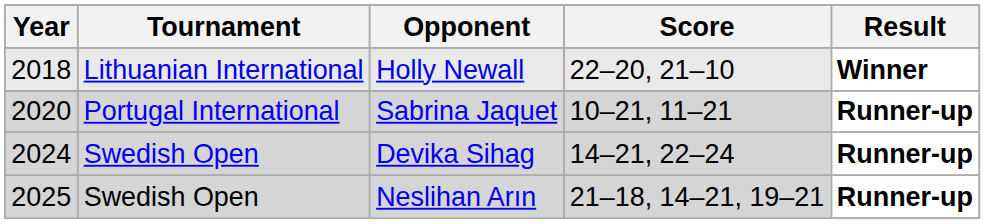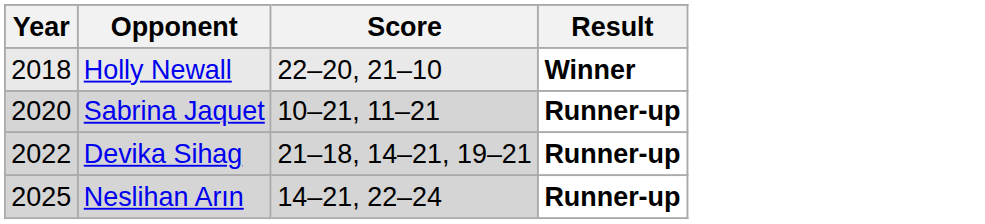- column: (224, 27)
(41, 154) 2024 -> (41, 154) 2022
(652, 154) 14–21, 22–24 -> (405, 154) 21–18, 14–21, 19–21
(697, 197) 21–18, 14–21, 19–21 -> (360, 197) 14–21, 22–24
